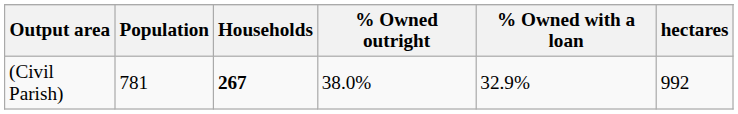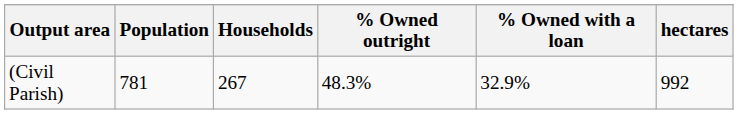(232, 82) bold -> (232, 82) normal
(346, 82) 38.0% -> (346, 82) 48.3%
